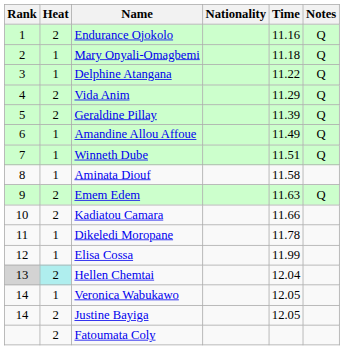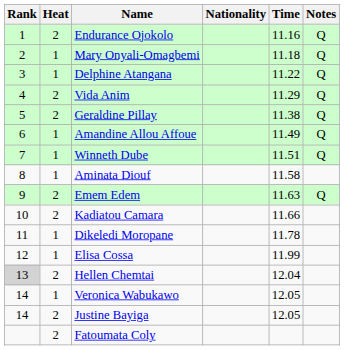(286, 114) 11.39 -> (286, 114) 11.38
(56, 275) paleturquoise background -> (56, 275) no background
